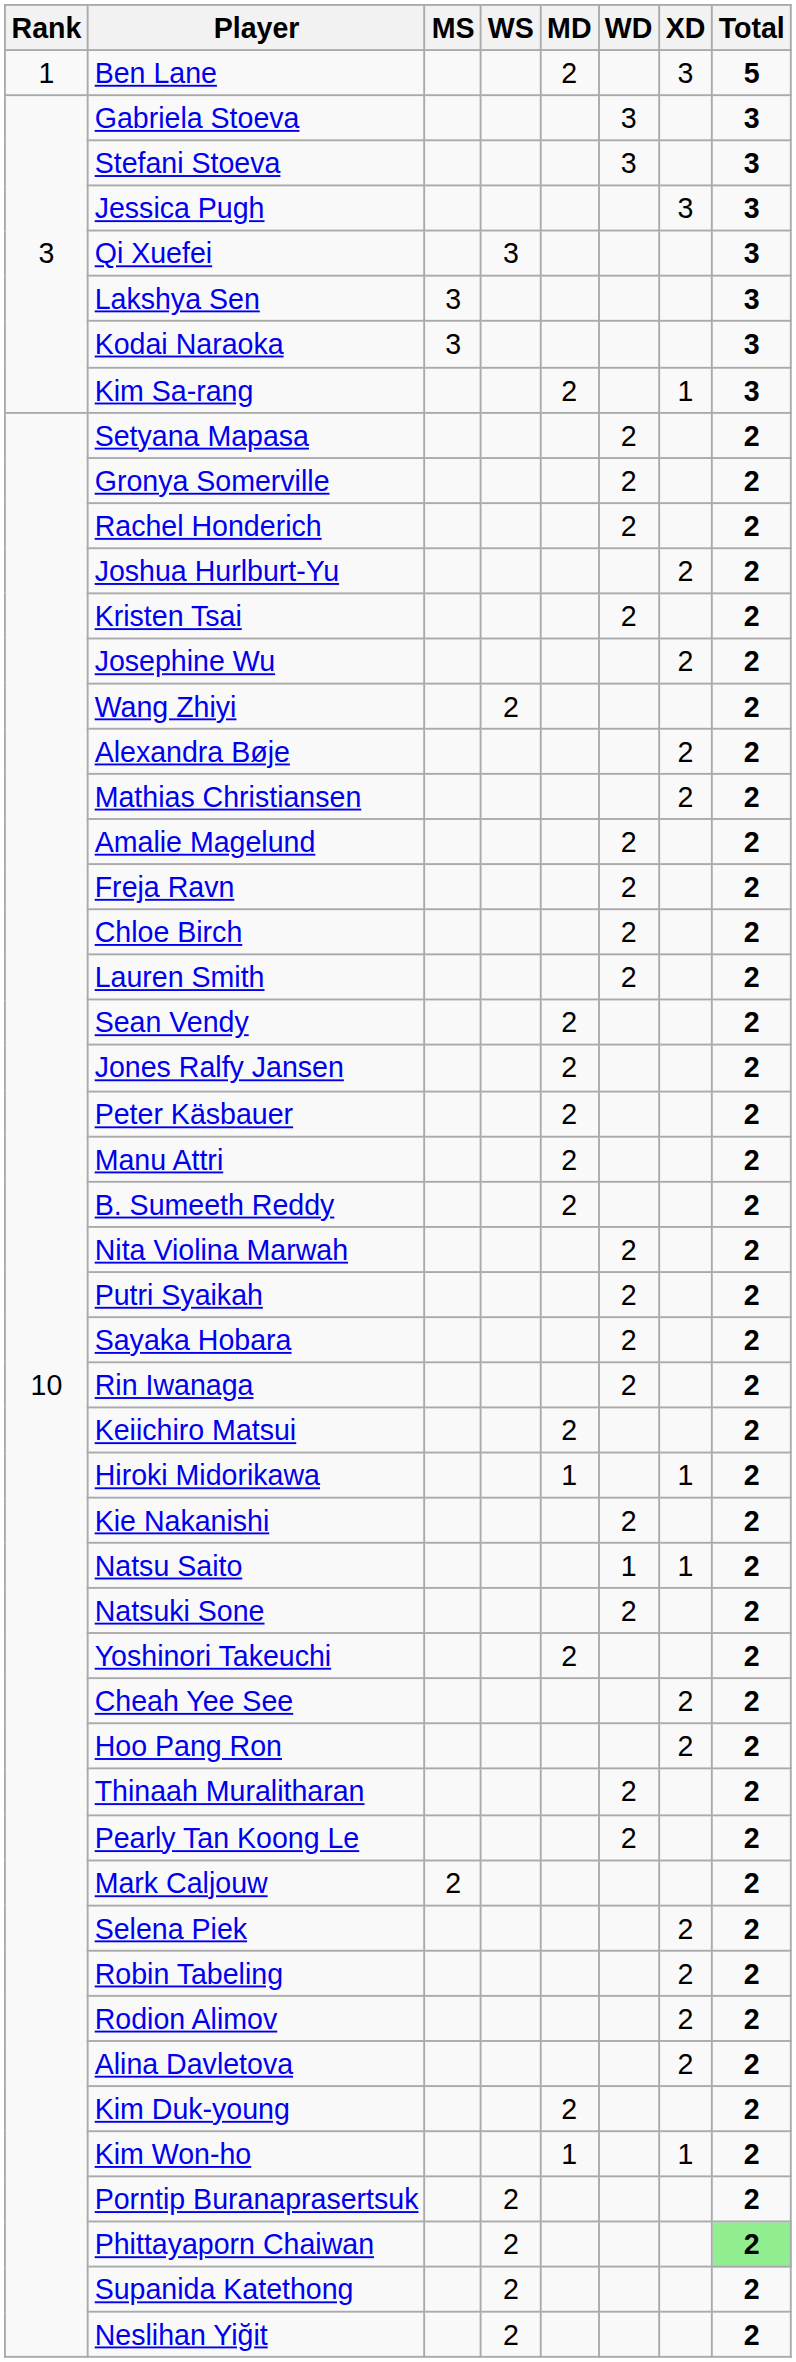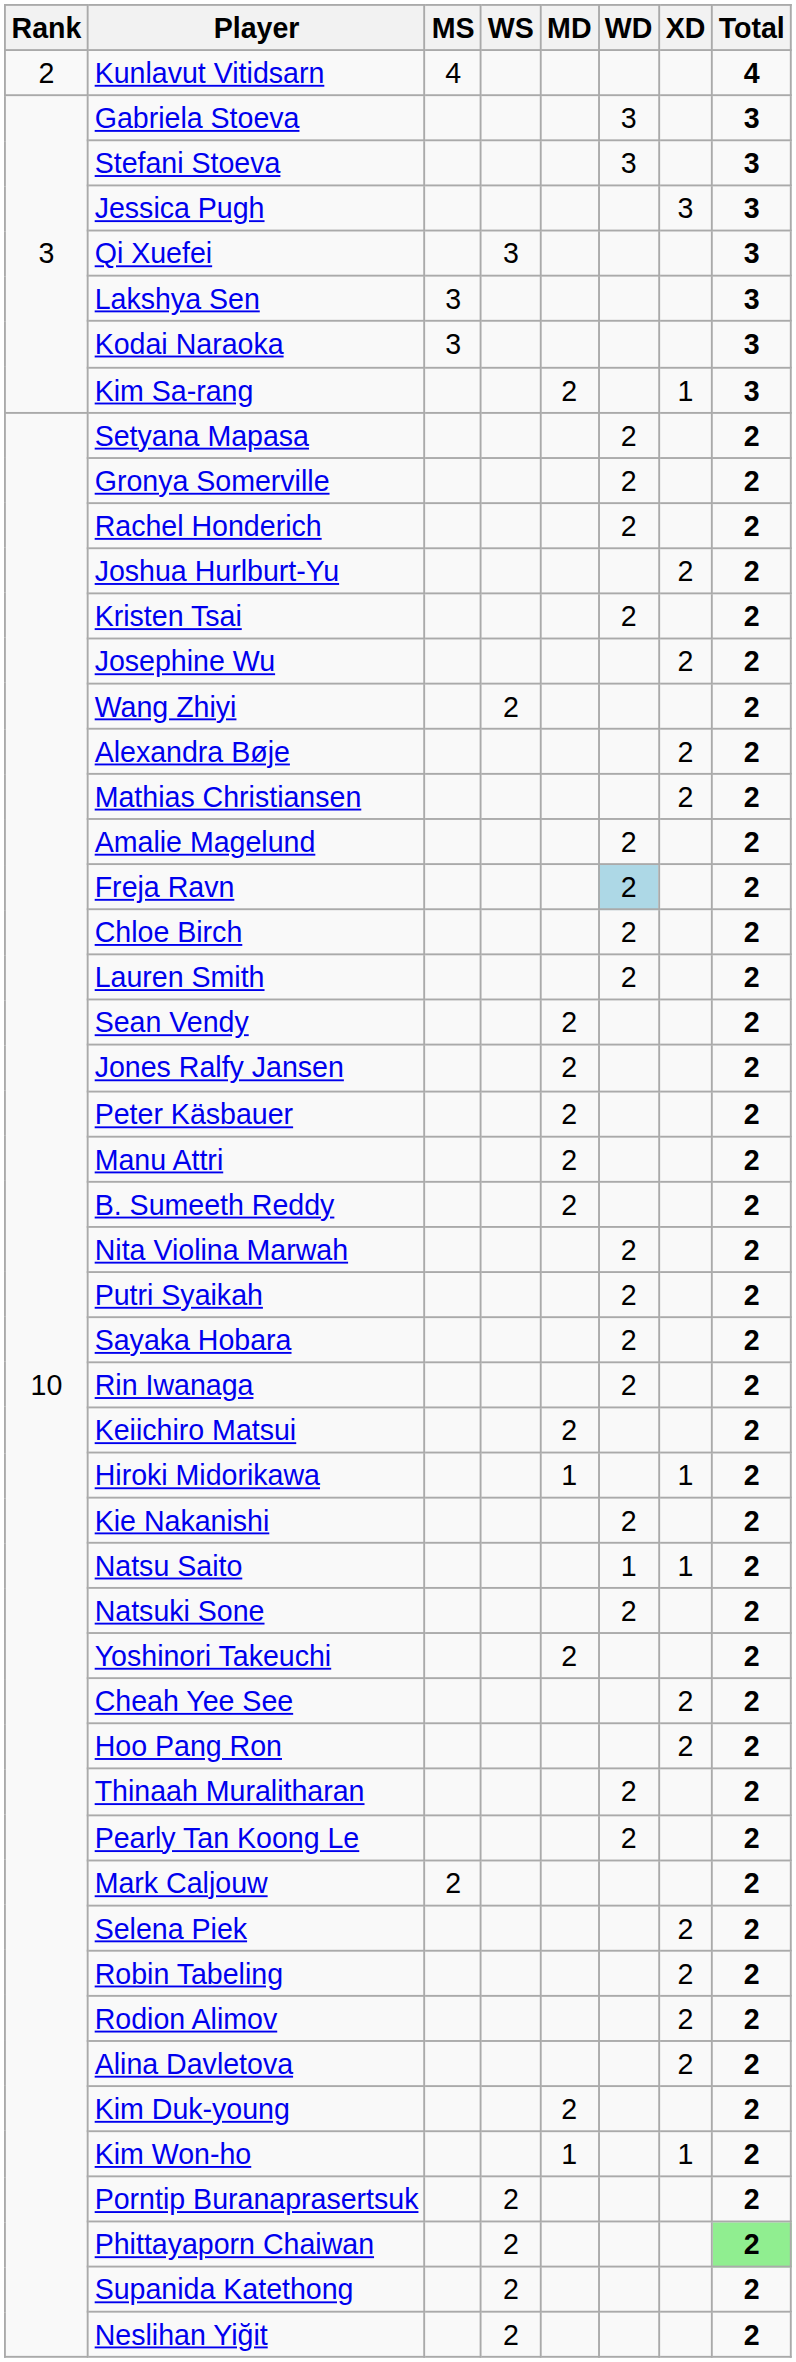- row: (156, 73)
+ row: (209, 73)
(629, 887) no background -> (629, 887) lightblue background
